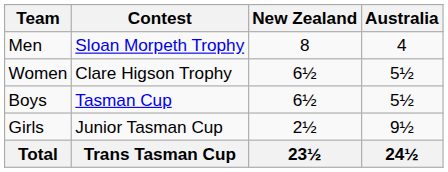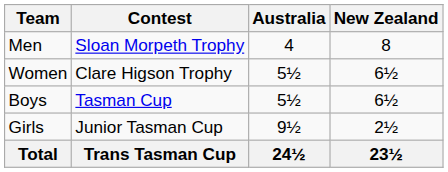columns swapped: (402, 18) <-> (305, 18)
